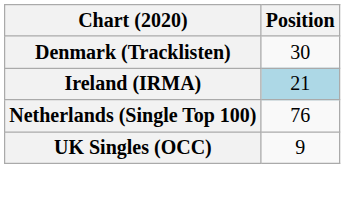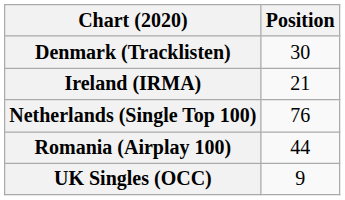(300, 83) lightblue background -> (300, 83) no background
+ row: (133, 147)
